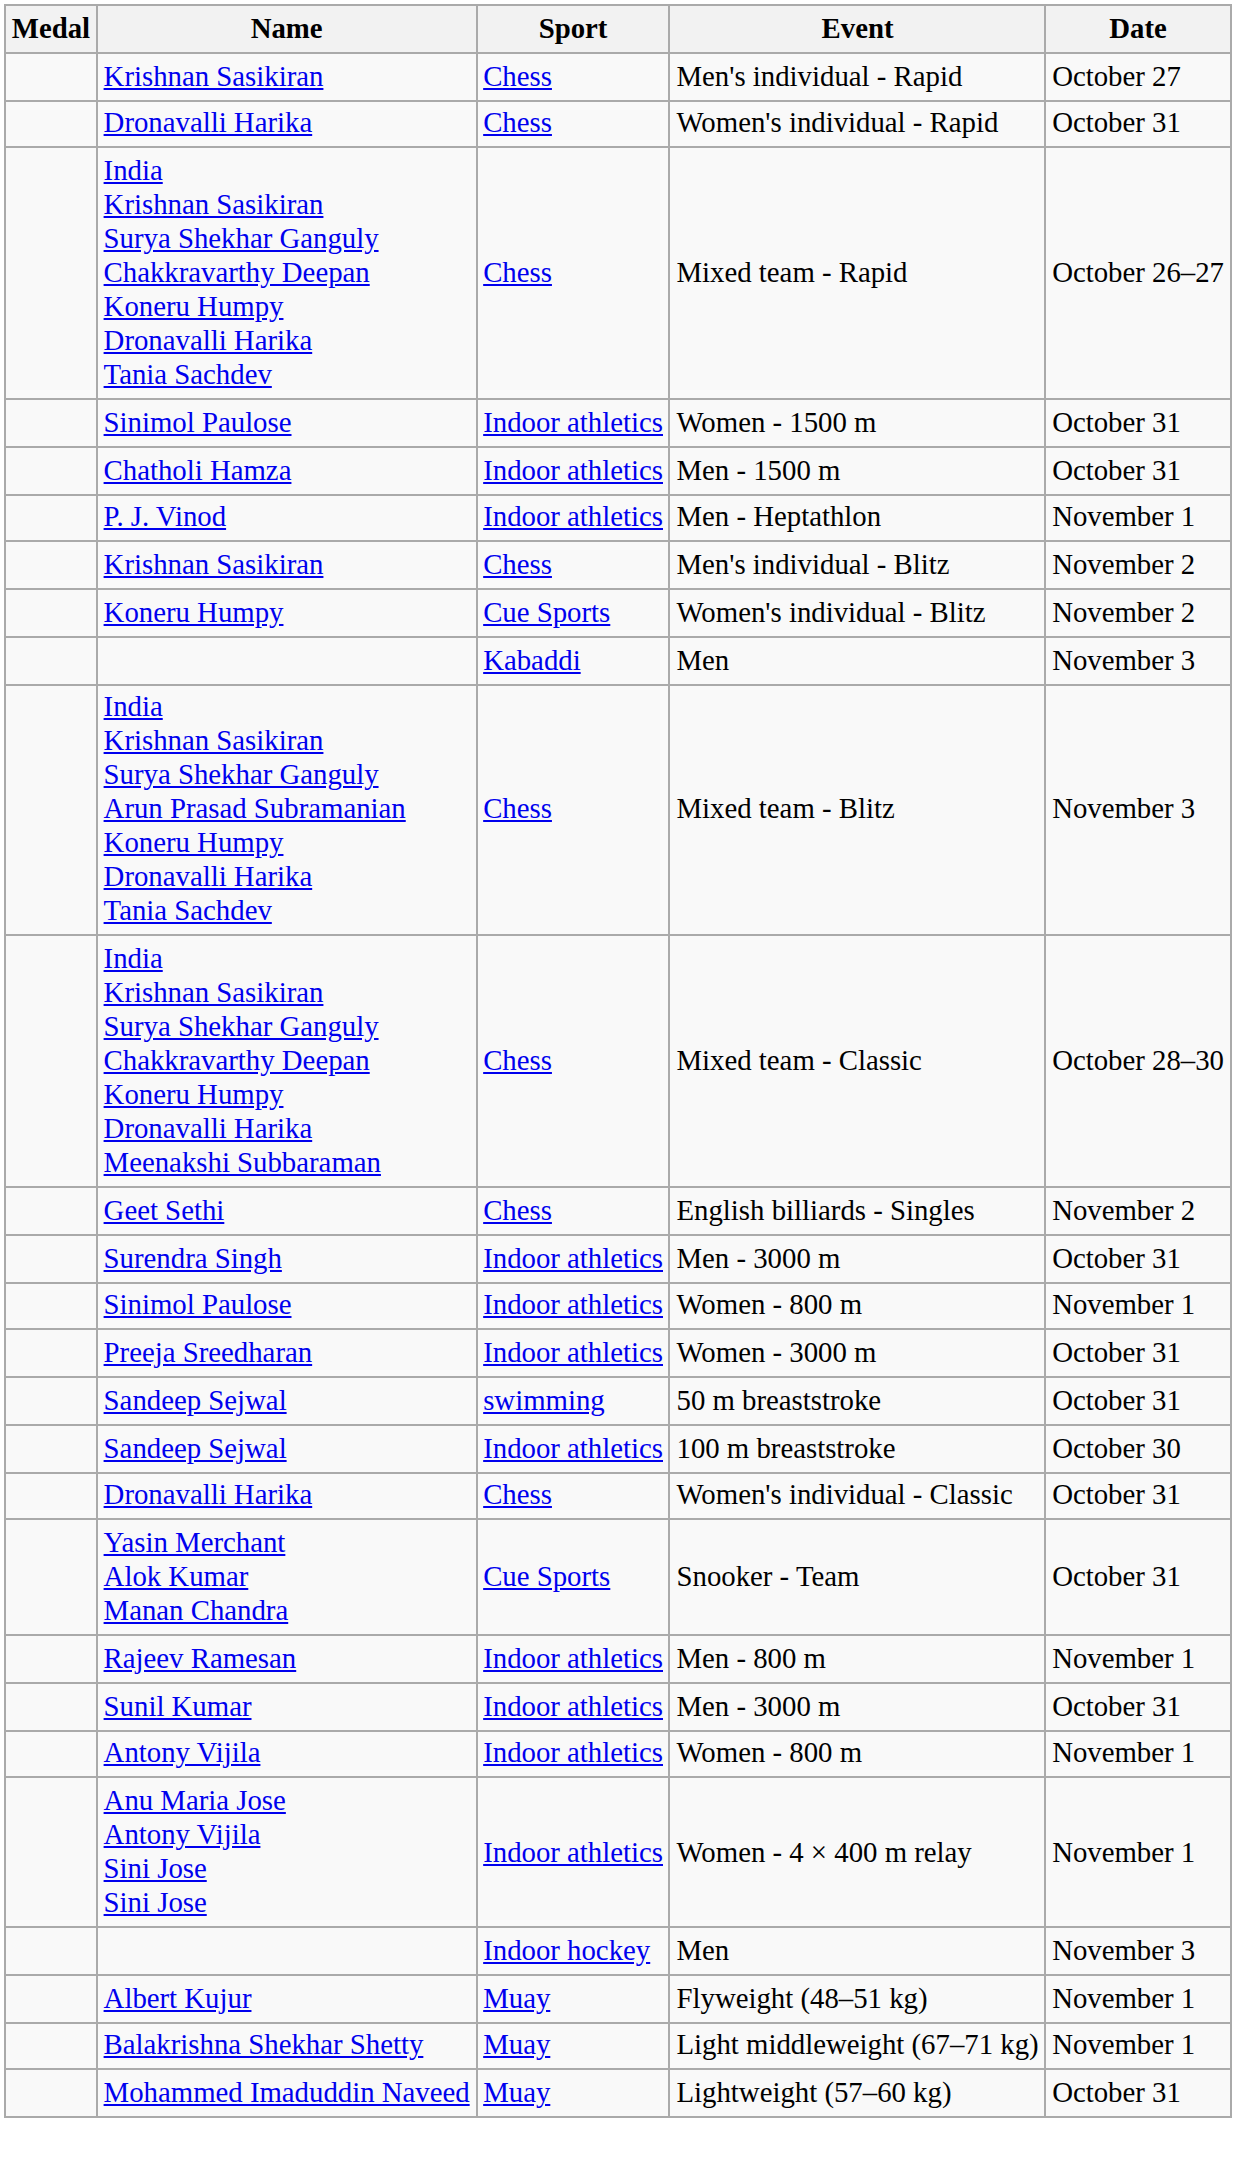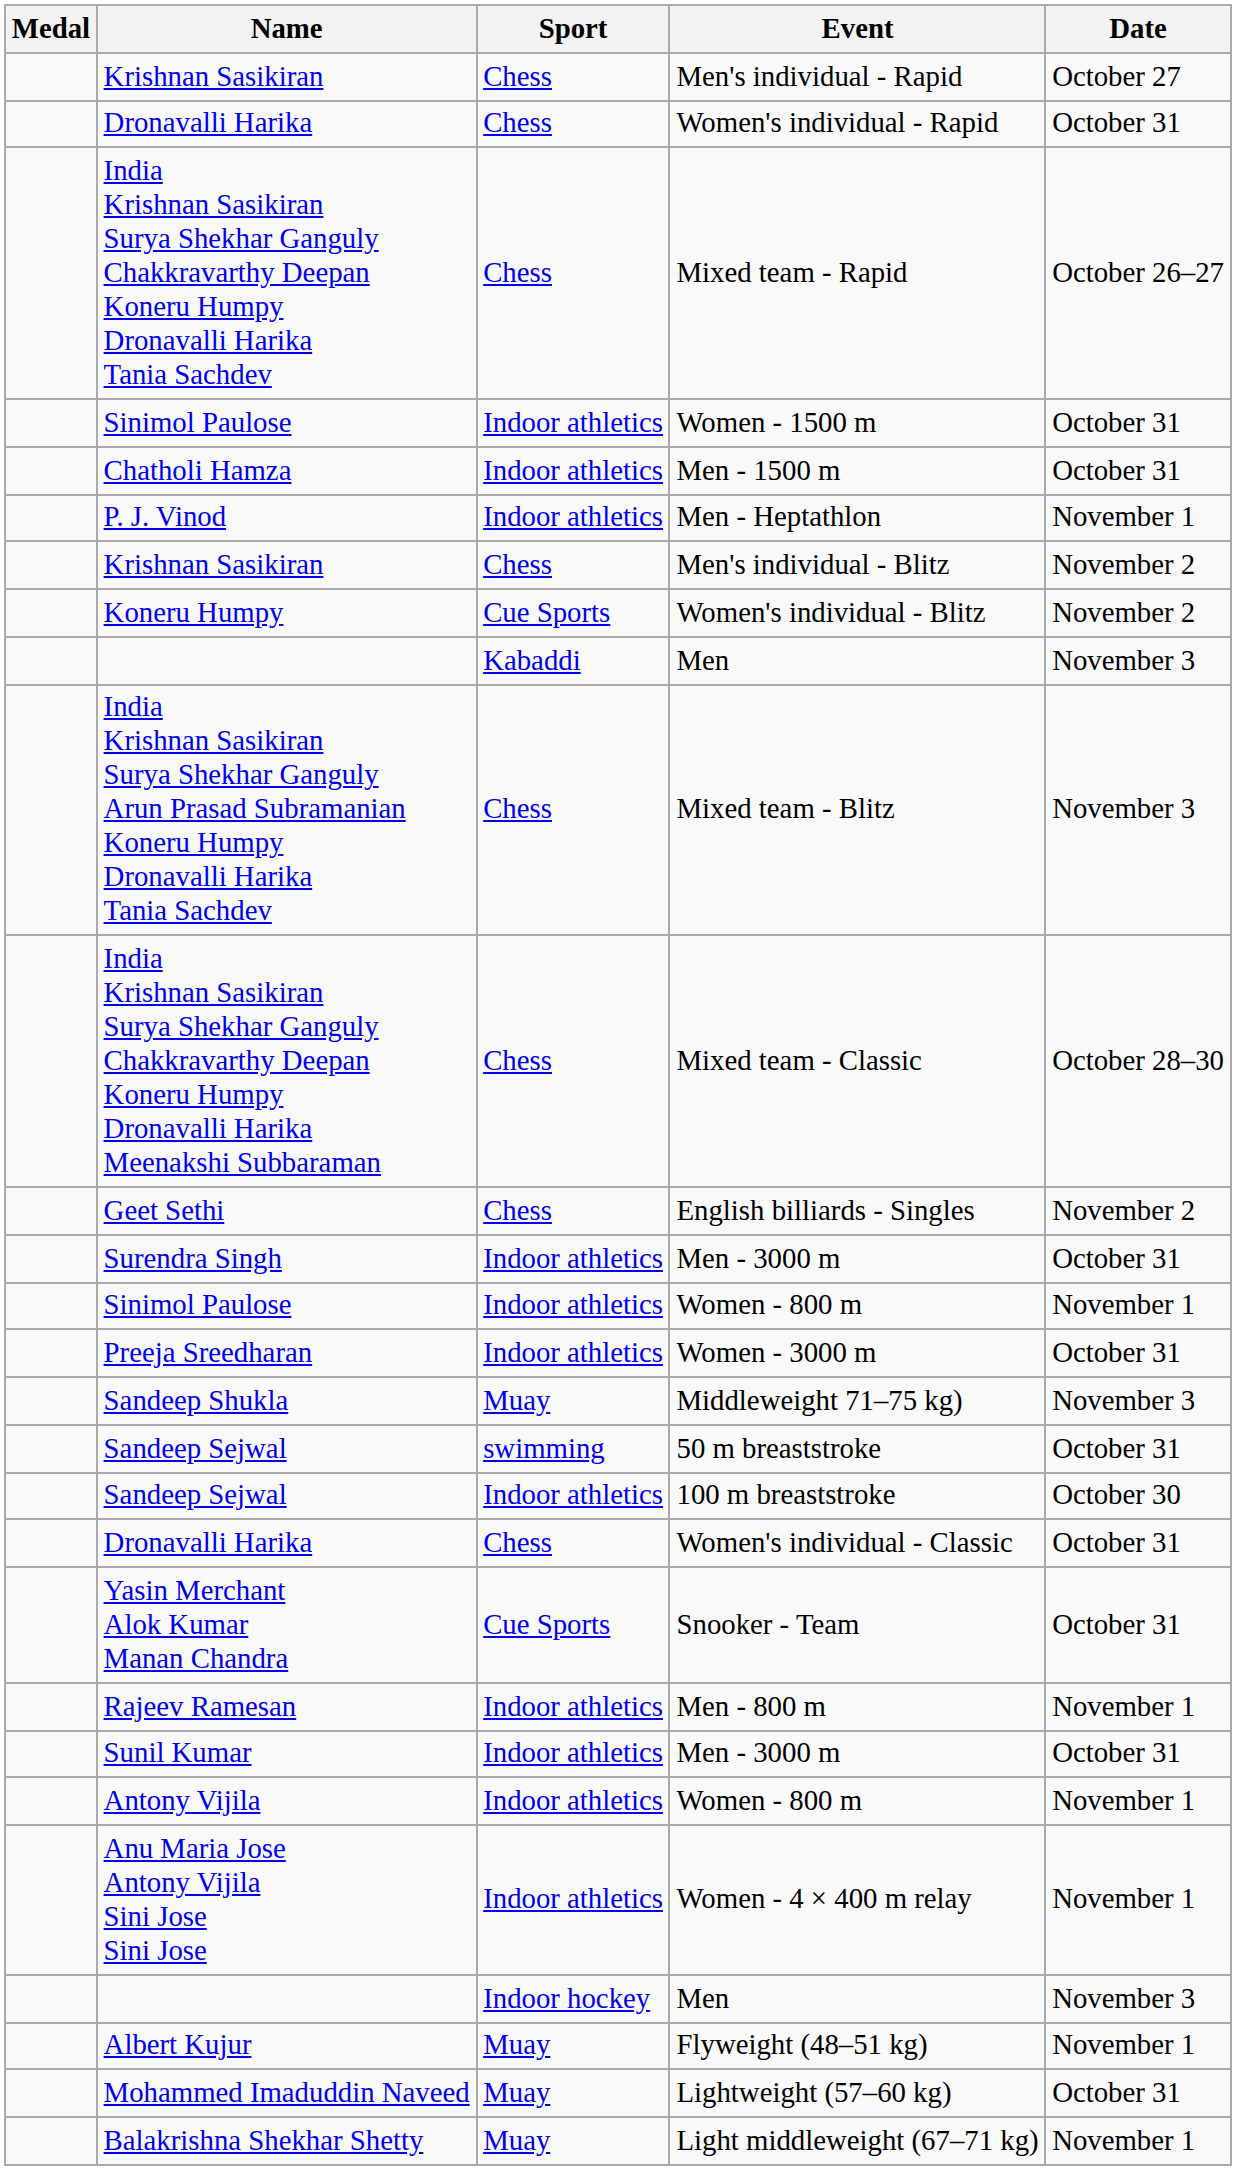+ row: (196, 1400)
rows swapped: (287, 2093) <-> (263, 2045)
